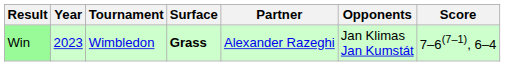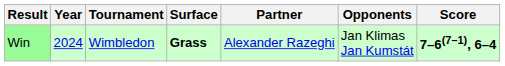(68, 43) 2023 -> (68, 43) 2024
(458, 43) normal -> (458, 43) bold
